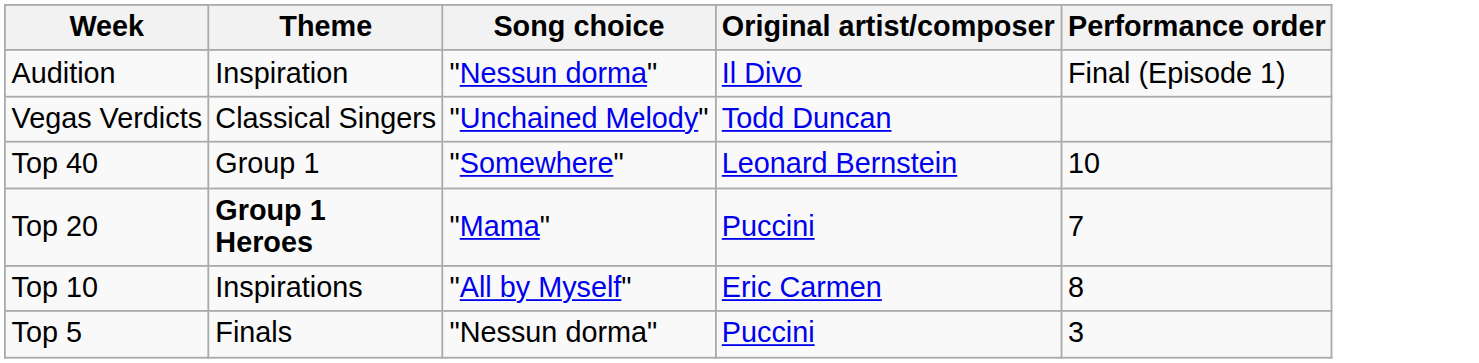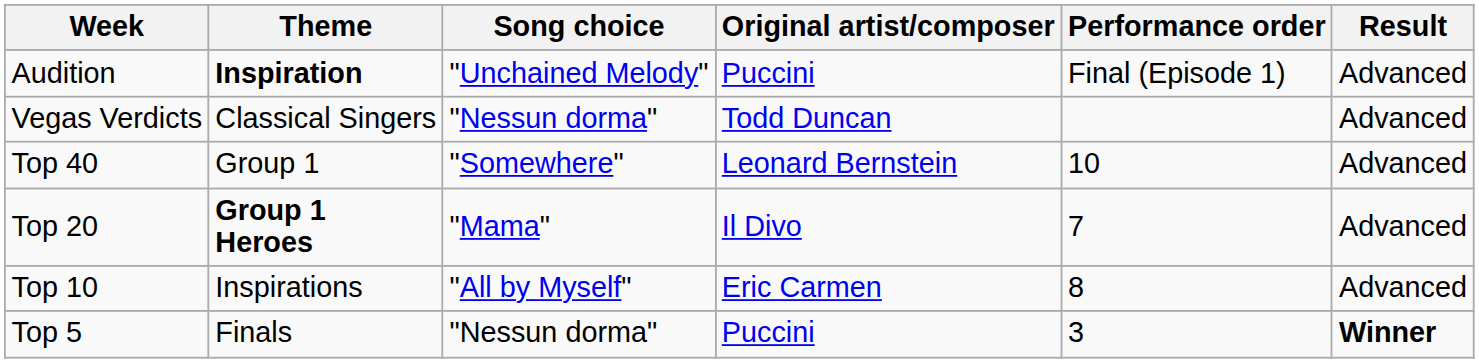+ column: (1403, 27)
(282, 73) normal -> (289, 73) bold
(553, 73) "Nessun dorma" -> (579, 73) "Unchained Melody"
(762, 73) Il Divo -> (768, 73) Puccini
(579, 118) "Unchained Melody" -> (553, 118) "Nessun dorma"
(768, 226) Puccini -> (762, 226) Il Divo
